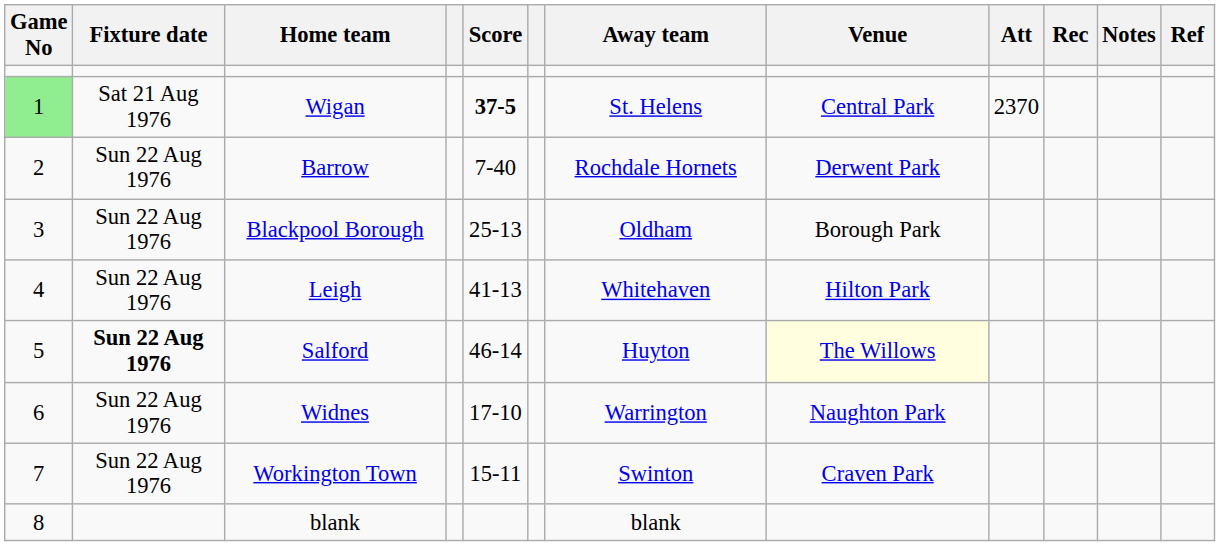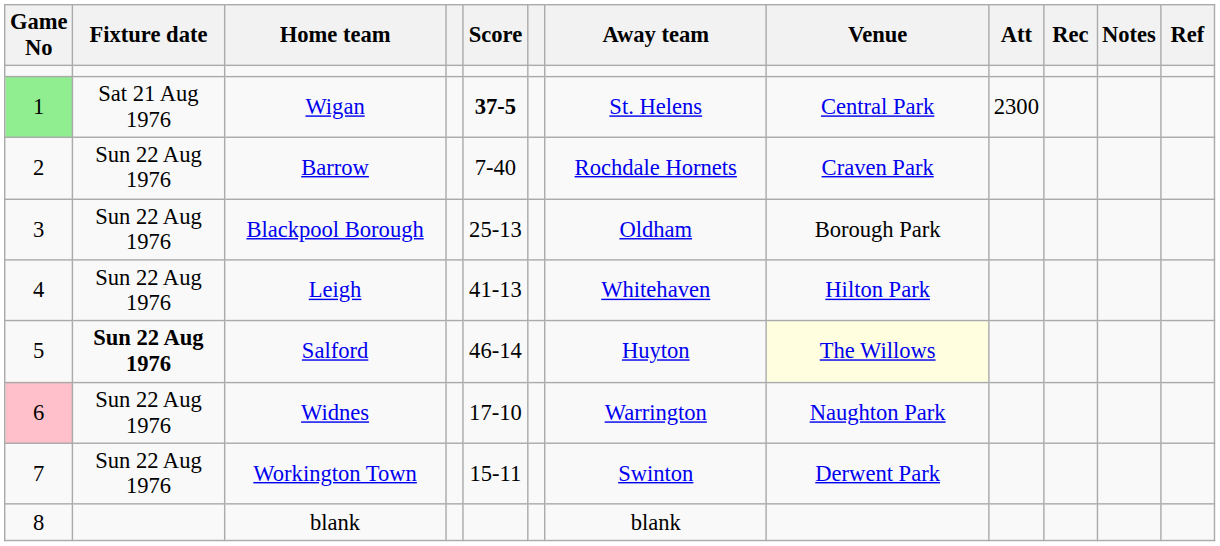(1016, 106) 2370 -> (1016, 106) 2300
(878, 167) Derwent Park -> (878, 167) Craven Park
(39, 412) no background -> (39, 412) pink background
(878, 473) Craven Park -> (878, 473) Derwent Park
